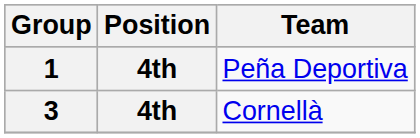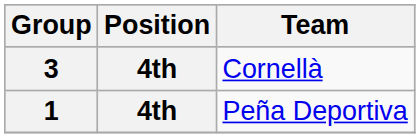rows swapped: (51, 68) <-> (51, 111)
